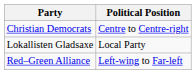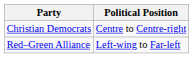- row: (50, 45)
